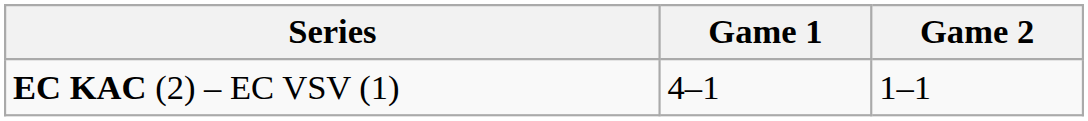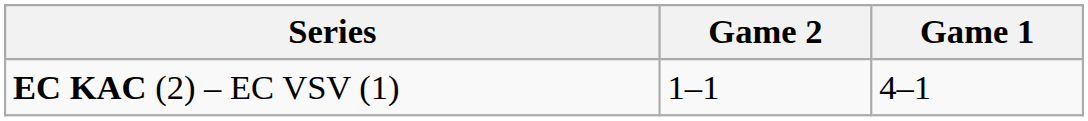columns swapped: (765, 31) <-> (977, 31)
